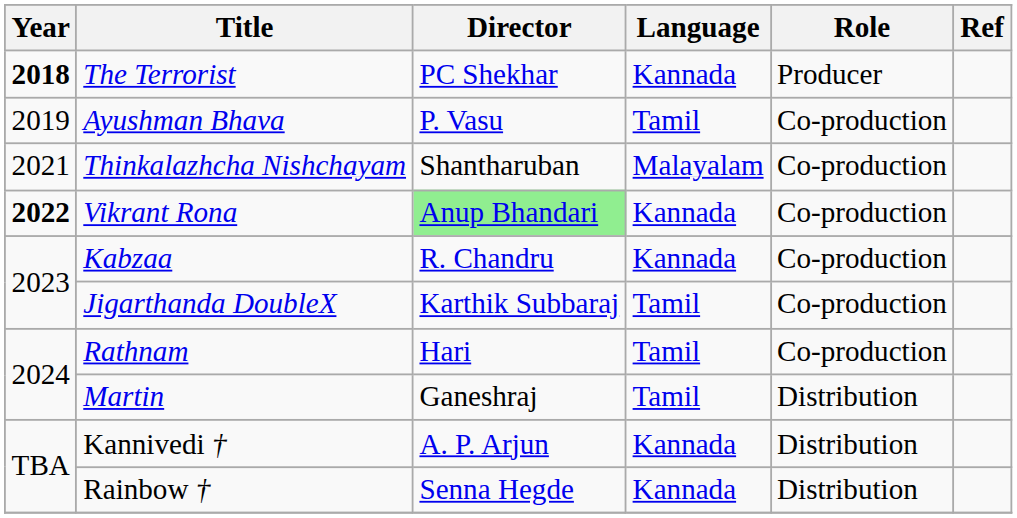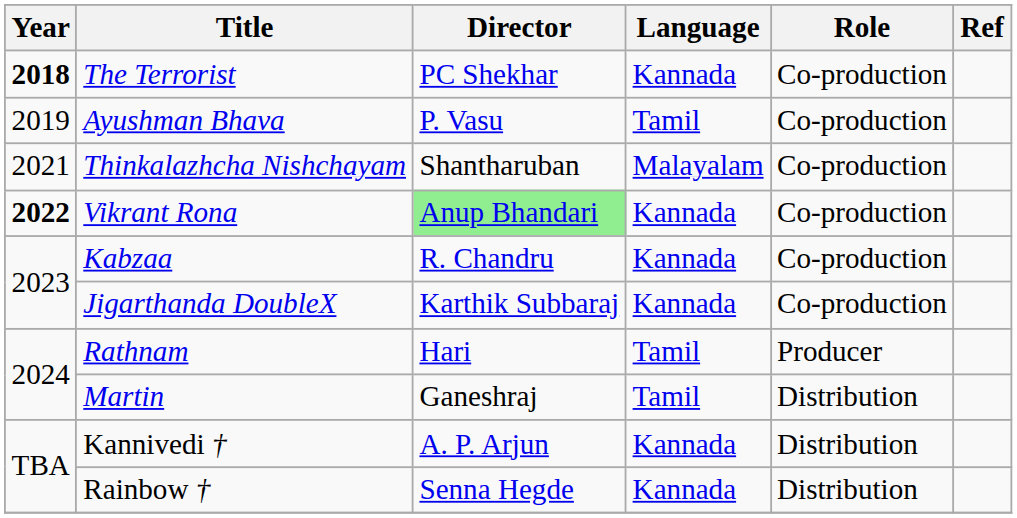(830, 73) Producer -> (862, 73) Co-production
(666, 304) Tamil -> (684, 304) Kannada
(862, 350) Co-production -> (830, 350) Producer
